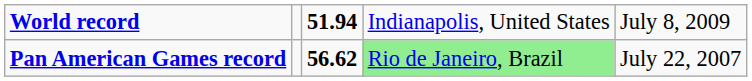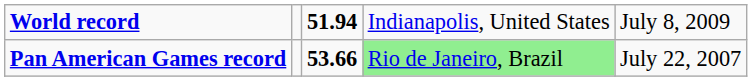(332, 57) 56.62 -> (332, 57) 53.66
